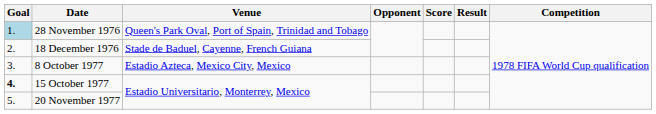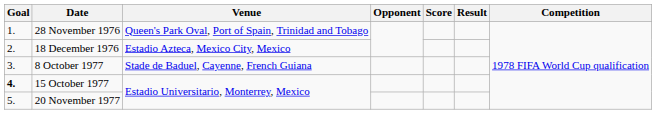(11, 30) lightblue background -> (11, 30) no background
(218, 48) Stade de Baduel, Cayenne, French Guiana -> (208, 48) Estadio Azteca, Mexico City, Mexico
(208, 65) Estadio Azteca, Mexico City, Mexico -> (218, 65) Stade de Baduel, Cayenne, French Guiana
